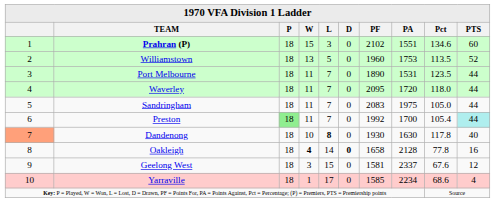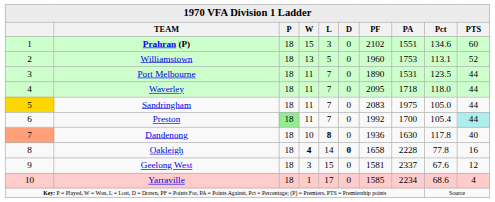(441, 59) 113.5 -> (441, 59) 113.1
(408, 89) 1720 -> (408, 89) 1718
(30, 105) no background -> (30, 105) gold background
(375, 135) 1930 -> (375, 135) 1936
(408, 150) 2128 -> (408, 150) 2228
